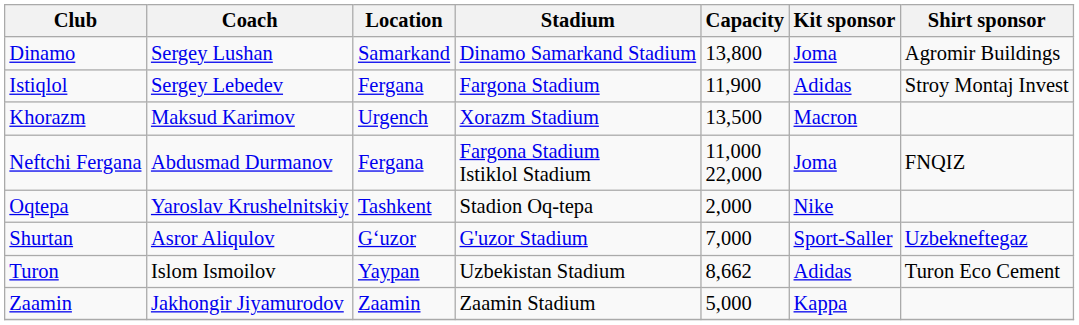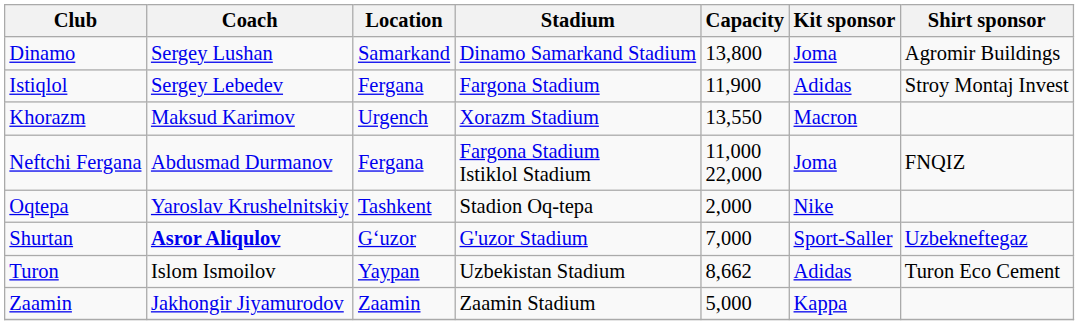(734, 118) 13,500 -> (734, 118) 13,550
(213, 238) normal -> (216, 238) bold
